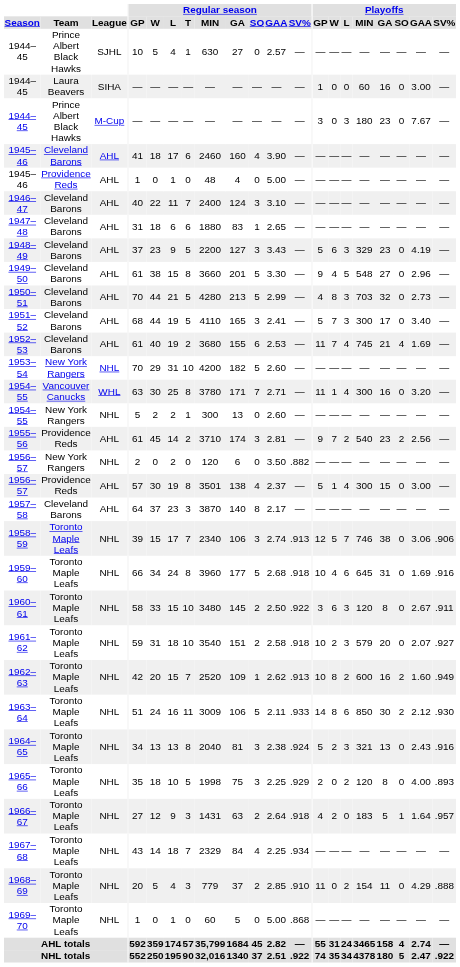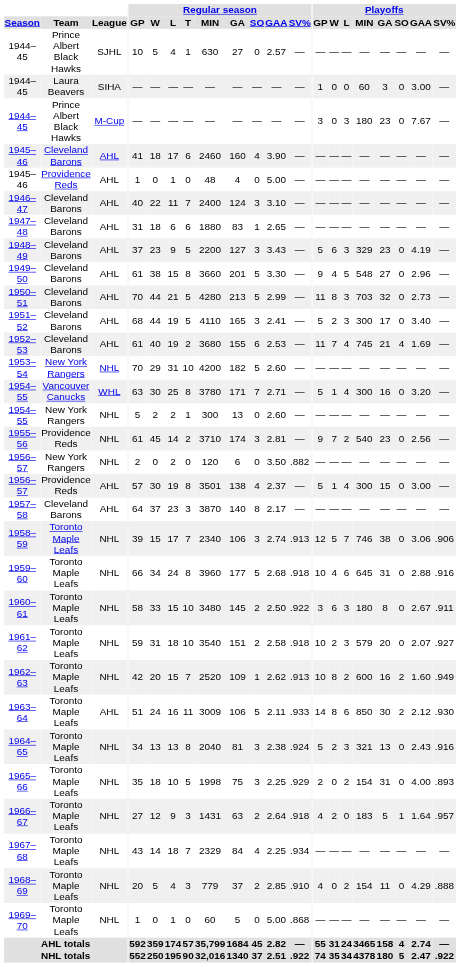(385, 86) 16 -> (385, 86) 3
(320, 297) 4 -> (320, 297) 11
(334, 321) 7 -> (334, 321) 2
(320, 391) 11 -> (320, 391) 5
(109, 438) AHL -> (109, 438) NHL
(402, 438) 2 -> (402, 438) 0
(421, 573) 1.69 -> (421, 573) 2.88
(364, 608) 120 -> (364, 608) 180
(109, 712) NHL -> (109, 712) AHL
(364, 781) 120 -> (364, 781) 154
(385, 781) 8 -> (385, 781) 31
(320, 885) 11 -> (320, 885) 4
